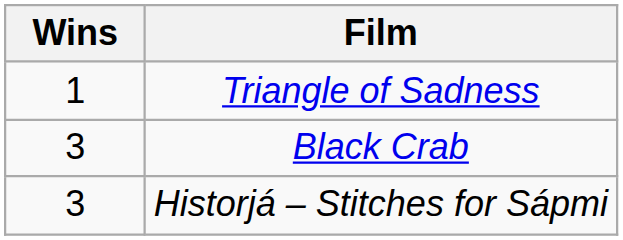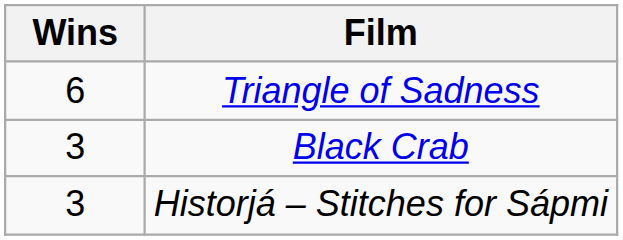(75, 90) 1 -> (75, 90) 6
